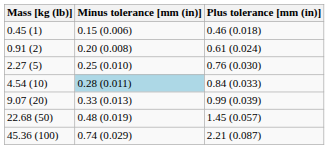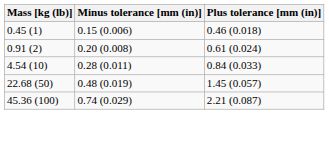- row: (24, 65)
(105, 83) lightblue background -> (105, 65) no background
- row: (27, 100)
